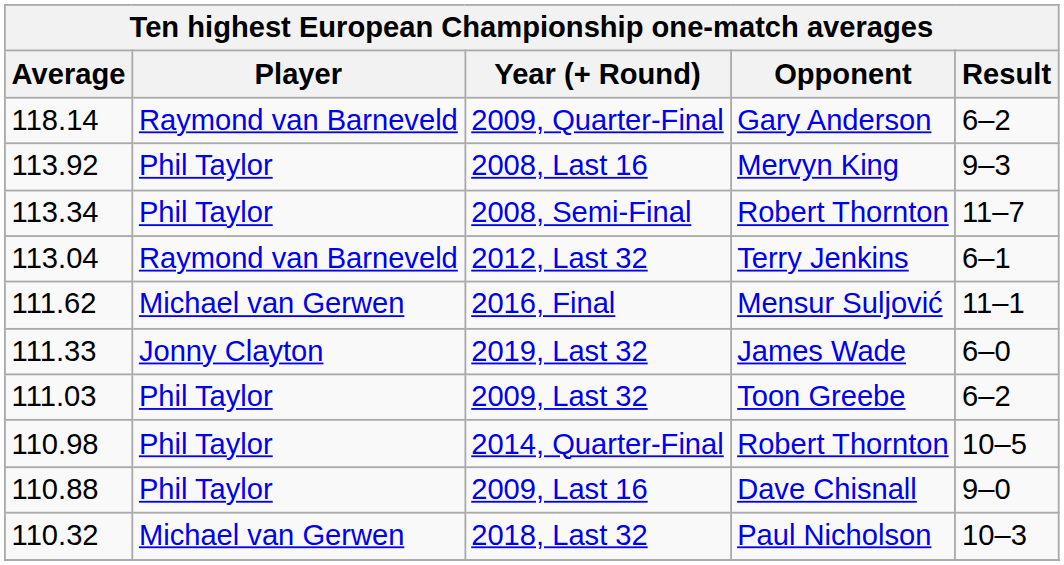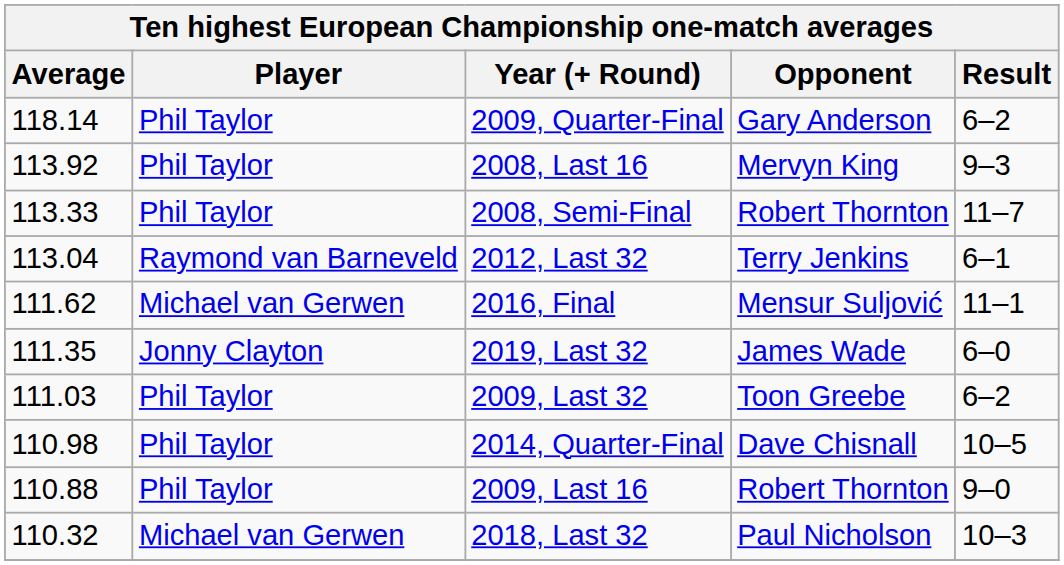(298, 119) Raymond van Barneveld -> (206, 119) Phil Taylor
(55, 212) 113.34 -> (55, 212) 113.33
(54, 350) 111.33 -> (54, 350) 111.35
(843, 443) Robert Thornton -> (827, 443) Dave Chisnall
(827, 489) Dave Chisnall -> (843, 489) Robert Thornton
